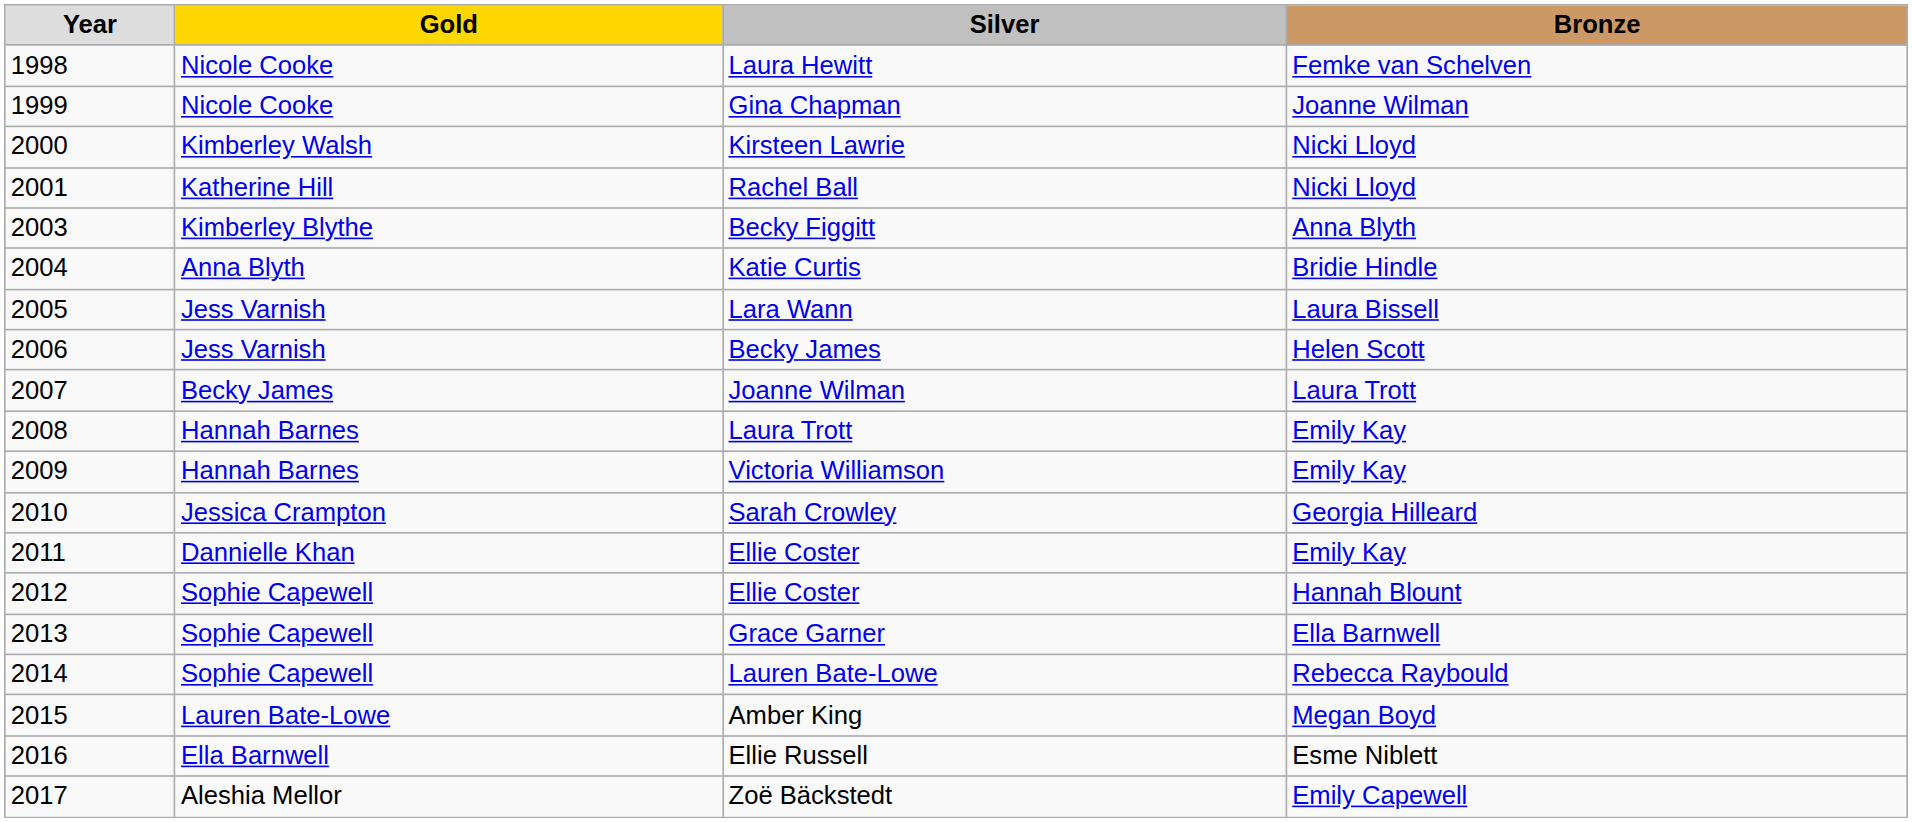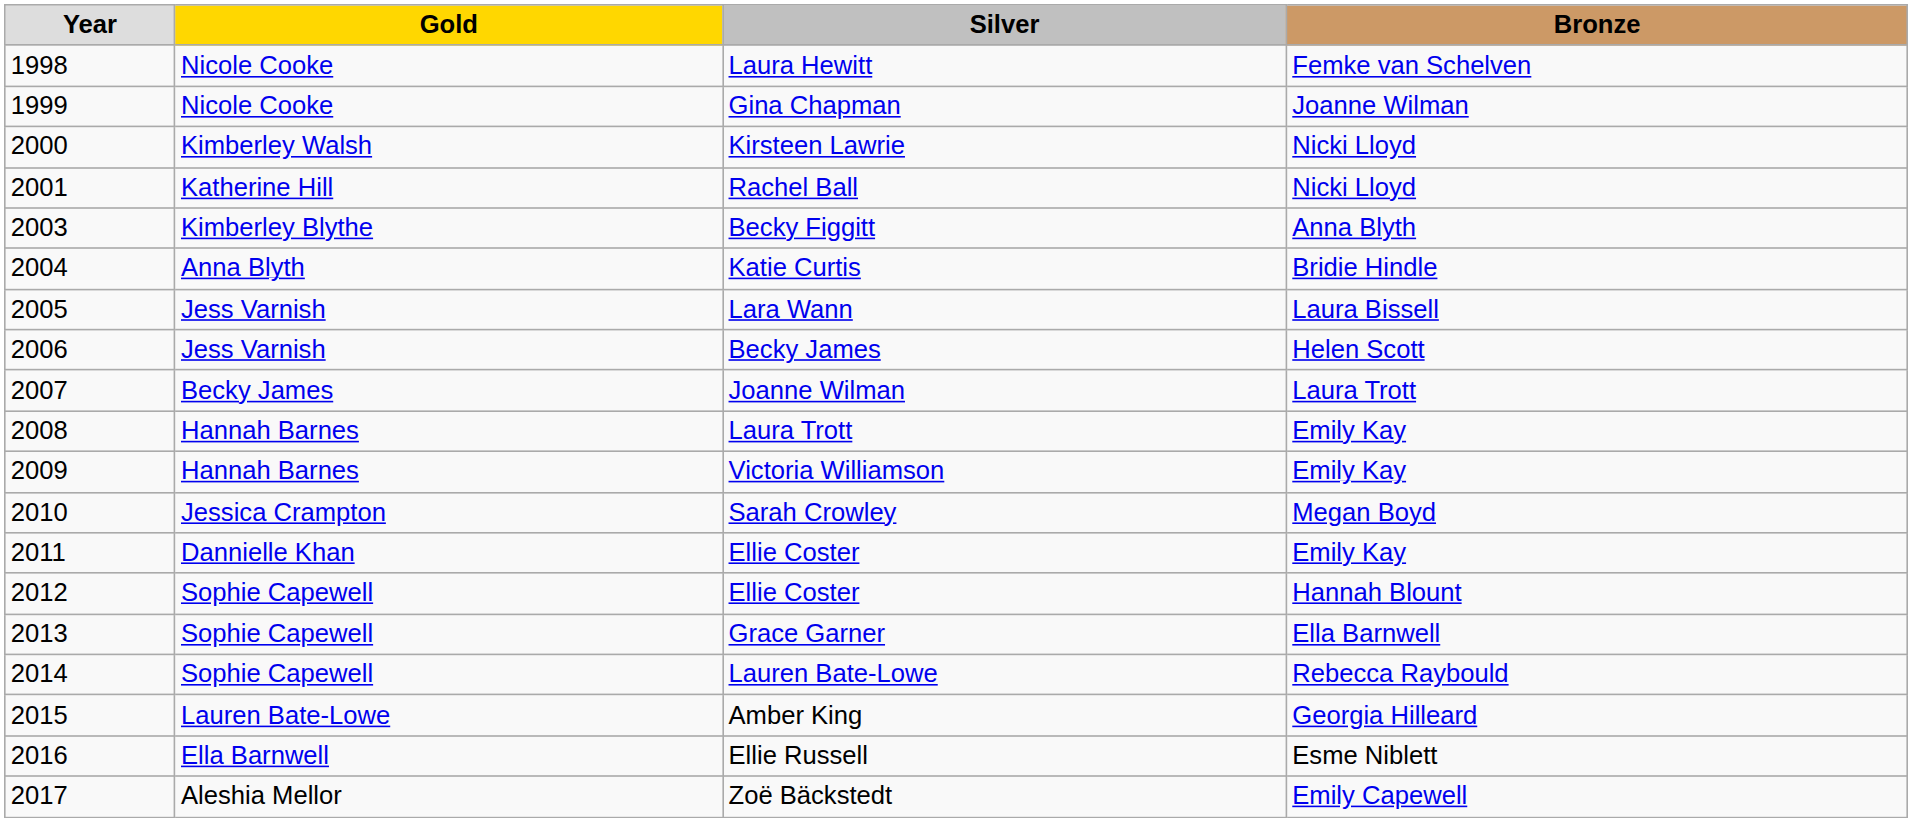(1385, 512) Georgia Hilleard -> (1364, 512) Megan Boyd
(1364, 715) Megan Boyd -> (1385, 715) Georgia Hilleard
